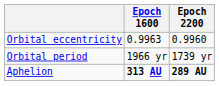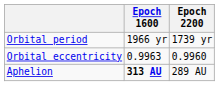rows swapped: (47, 56) <-> (64, 40)
(189, 72) bold -> (189, 72) normal
